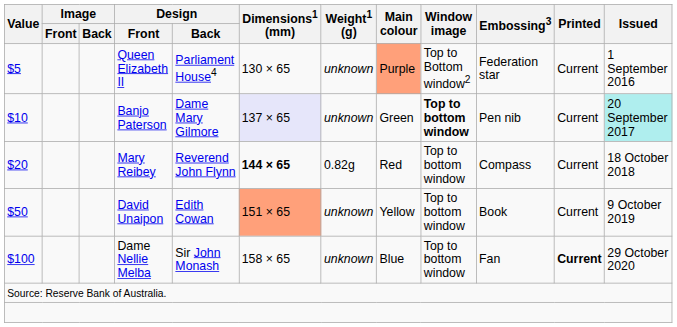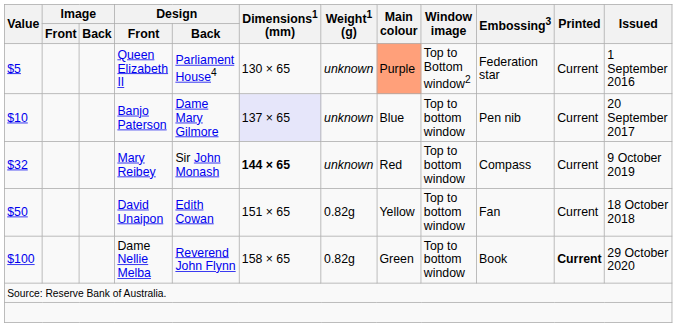(397, 117) Green -> (392, 117) Blue
(446, 117) bold -> (444, 117) normal
(637, 117) paleturquoise background -> (637, 117) no background
(18, 165) $20 -> (18, 165) $32
(206, 165) Reverend John Flynn -> (198, 165) Sir John Monash
(339, 165) 0.82g -> (349, 165) unknown
(638, 165) 18 October 2018 -> (634, 165) 9 October 2019
(266, 212) lightsalmon background -> (266, 212) no background
(349, 212) unknown -> (339, 212) 0.82g
(493, 212) Book -> (490, 212) Fan
(634, 212) 9 October 2019 -> (638, 212) 18 October 2018
(198, 259) Sir John Monash -> (206, 259) Reverend John Flynn
(349, 259) unknown -> (339, 259) 0.82g
(392, 259) Blue -> (397, 259) Green
(490, 259) Fan -> (493, 259) Book
